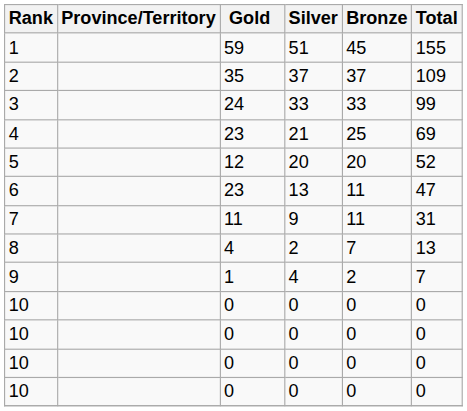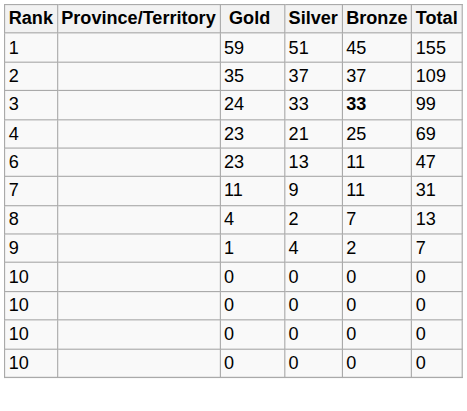(356, 104) normal -> (356, 104) bold
- row: (14, 162)
